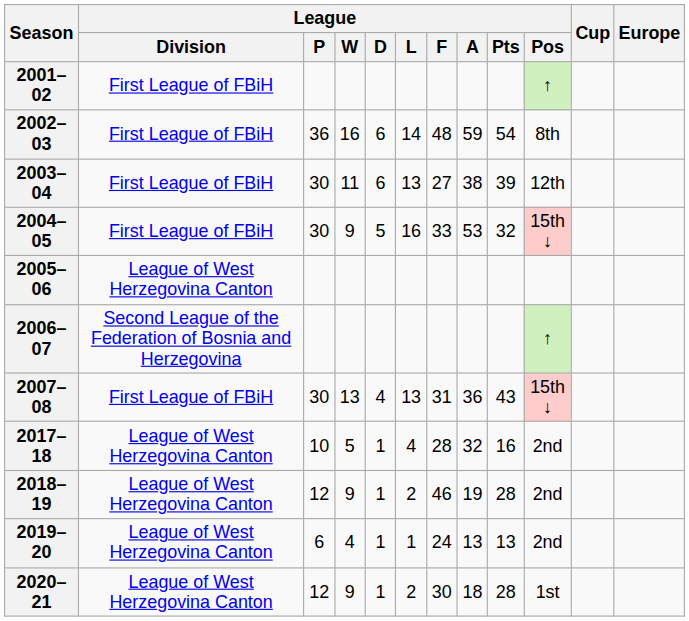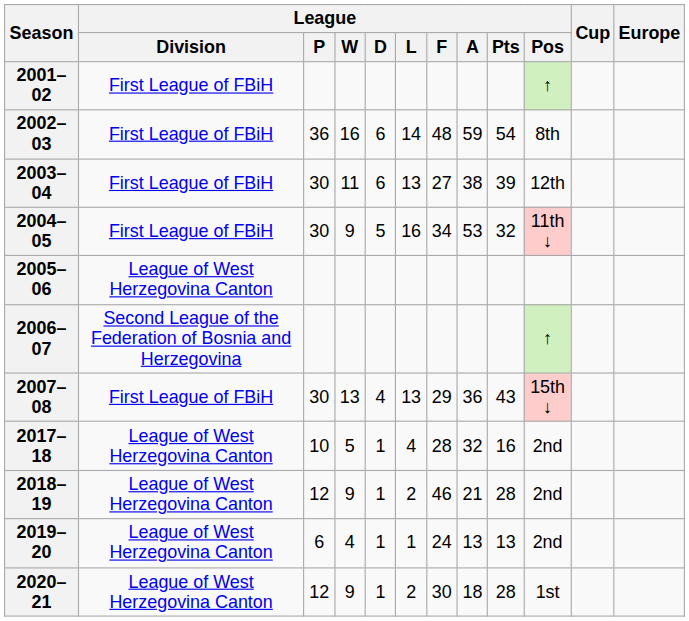(442, 231) 33 -> (442, 231) 34
(548, 231) 15th ↓ -> (548, 231) 11th ↓
(442, 397) 31 -> (442, 397) 29
(472, 494) 19 -> (472, 494) 21
